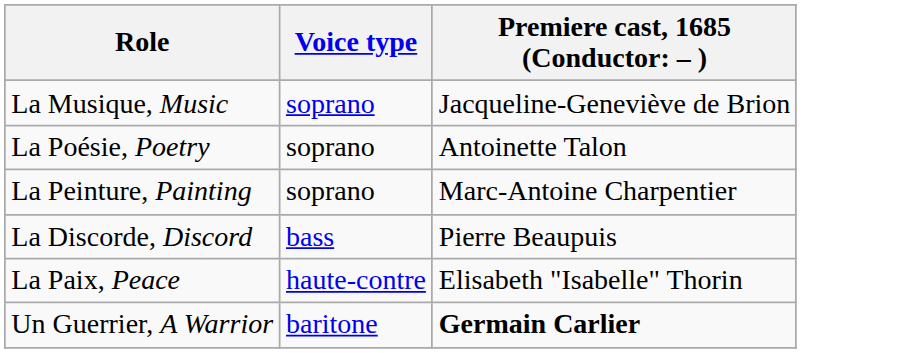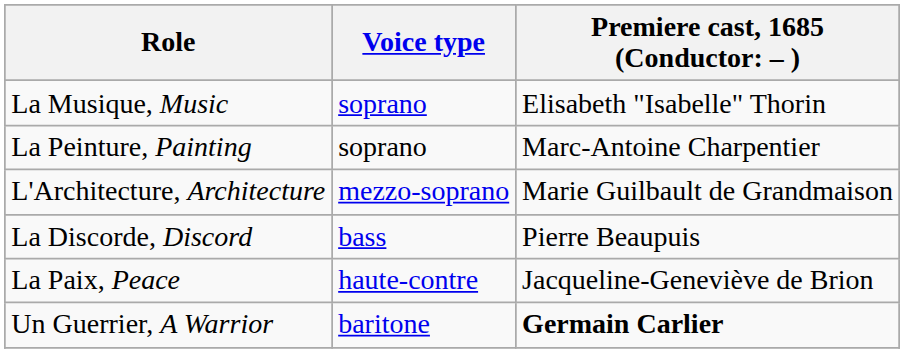(615, 102) Jacqueline-Geneviève de Brion -> (674, 102) Elisabeth "Isabelle" Thorin
- row: (110, 147)
+ row: (168, 191)
(591, 280) Elisabeth "Isabelle" Thorin -> (698, 280) Jacqueline-Geneviève de Brion
